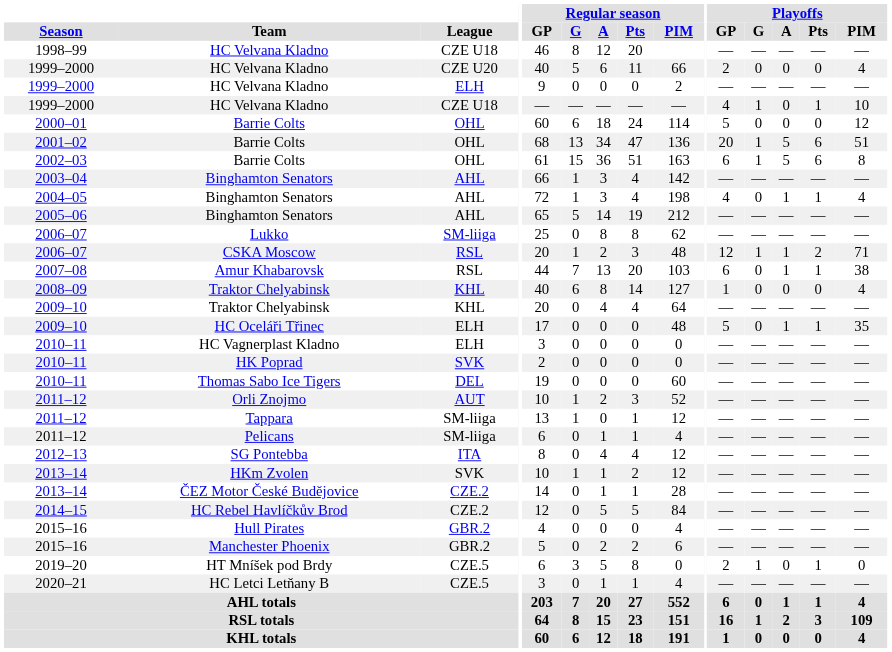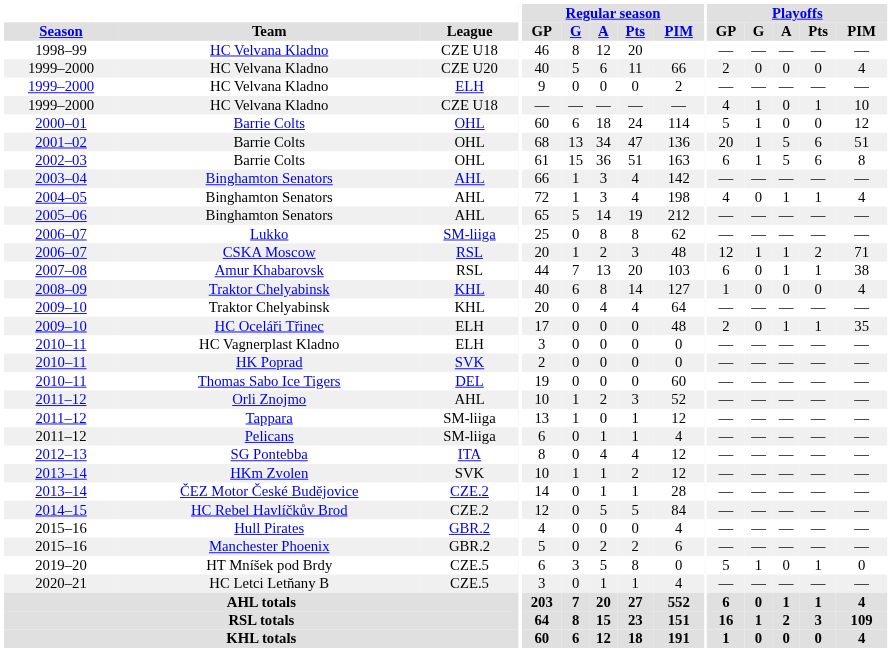(759, 123) 0 -> (759, 123) 1
(726, 326) 5 -> (726, 326) 2
(470, 399) AUT -> (470, 399) AHL
(726, 565) 2 -> (726, 565) 5
